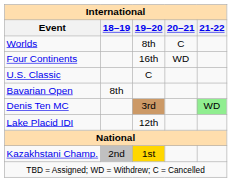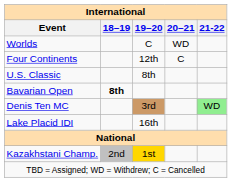(149, 43) 8th -> (149, 43) C
(181, 43) C -> (181, 43) WD
(149, 59) 16th -> (149, 59) 12th
(181, 59) WD -> (181, 59) C
(149, 75) C -> (149, 75) 8th
(117, 91) normal -> (117, 91) bold
(149, 122) 12th -> (149, 122) 16th
